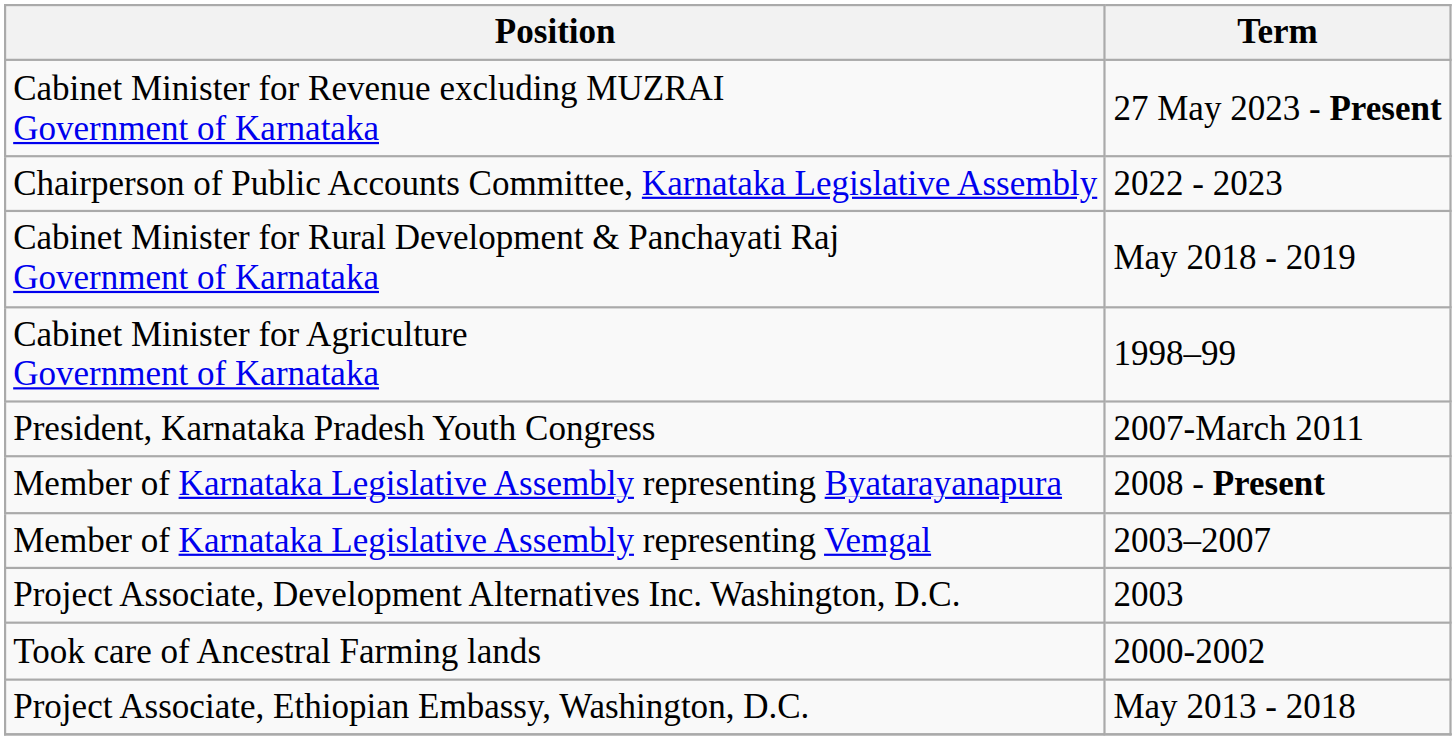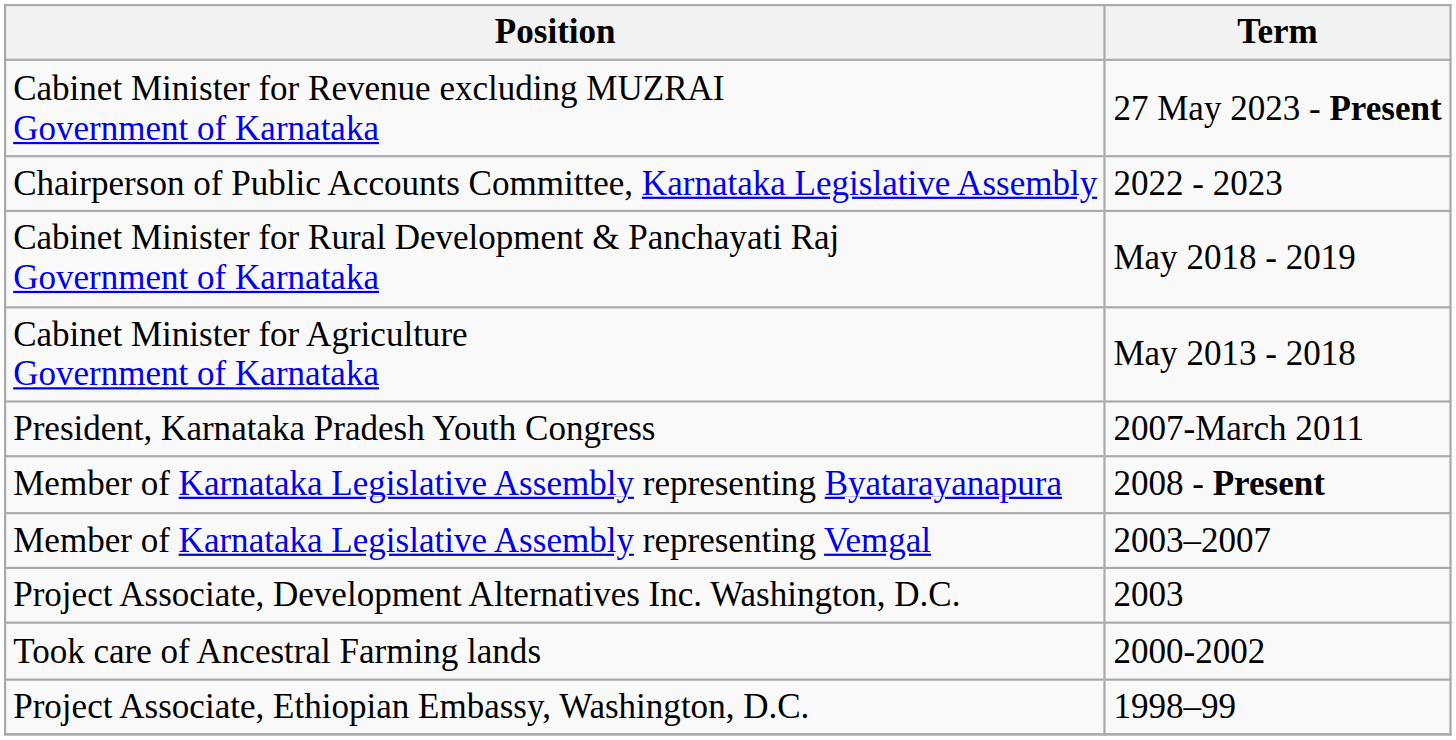(1175, 353) 1998–99 -> (1235, 353) May 2013 - 2018
(1235, 706) May 2013 - 2018 -> (1175, 706) 1998–99
